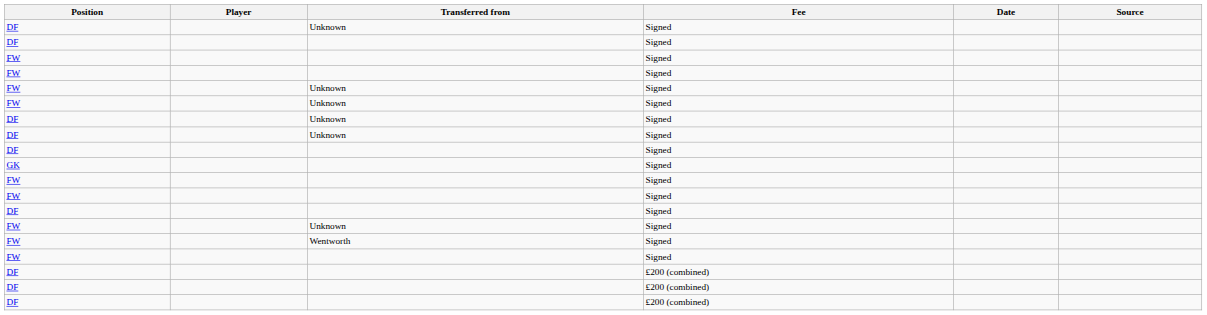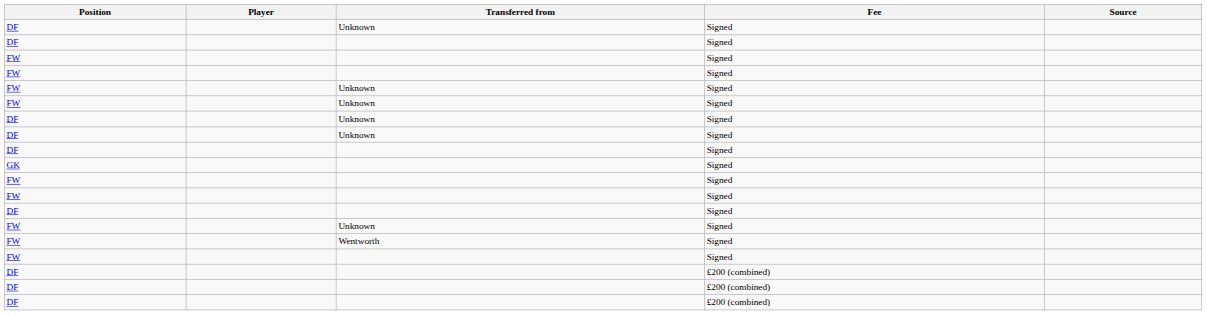- column: (1006, 12)
